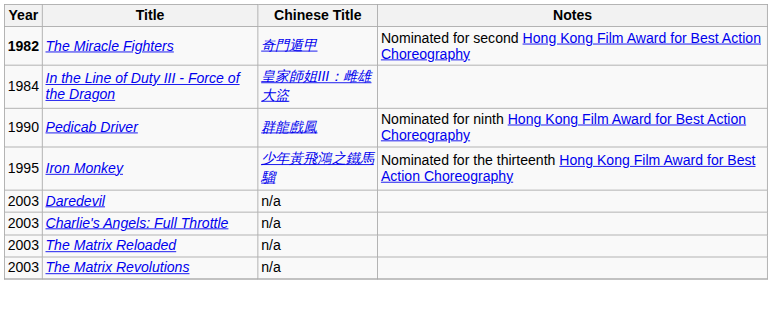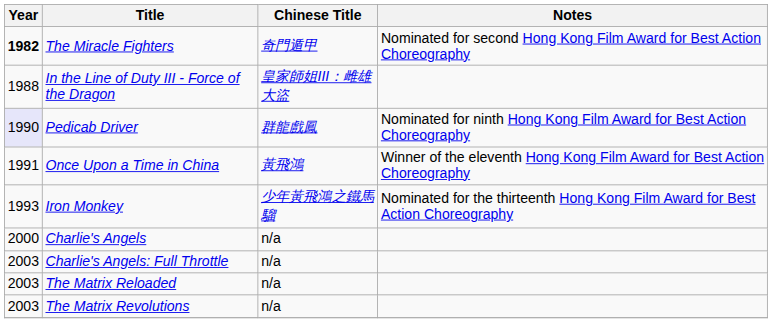(23, 86) 1984 -> (23, 86) 1988
(23, 127) no background -> (23, 127) lavender background
+ row: (132, 165)
(23, 168) 1995 -> (23, 206) 1993
+ row: (96, 239)
- row: (75, 201)
